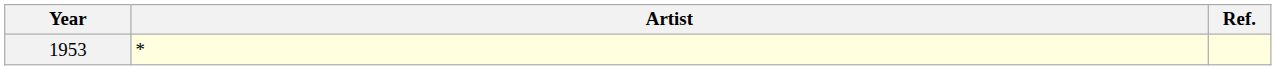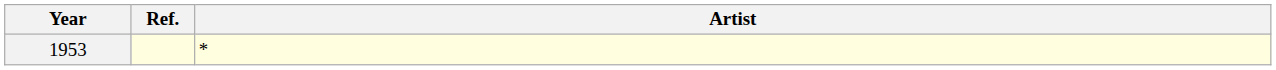columns swapped: (669, 19) <-> (1239, 19)
